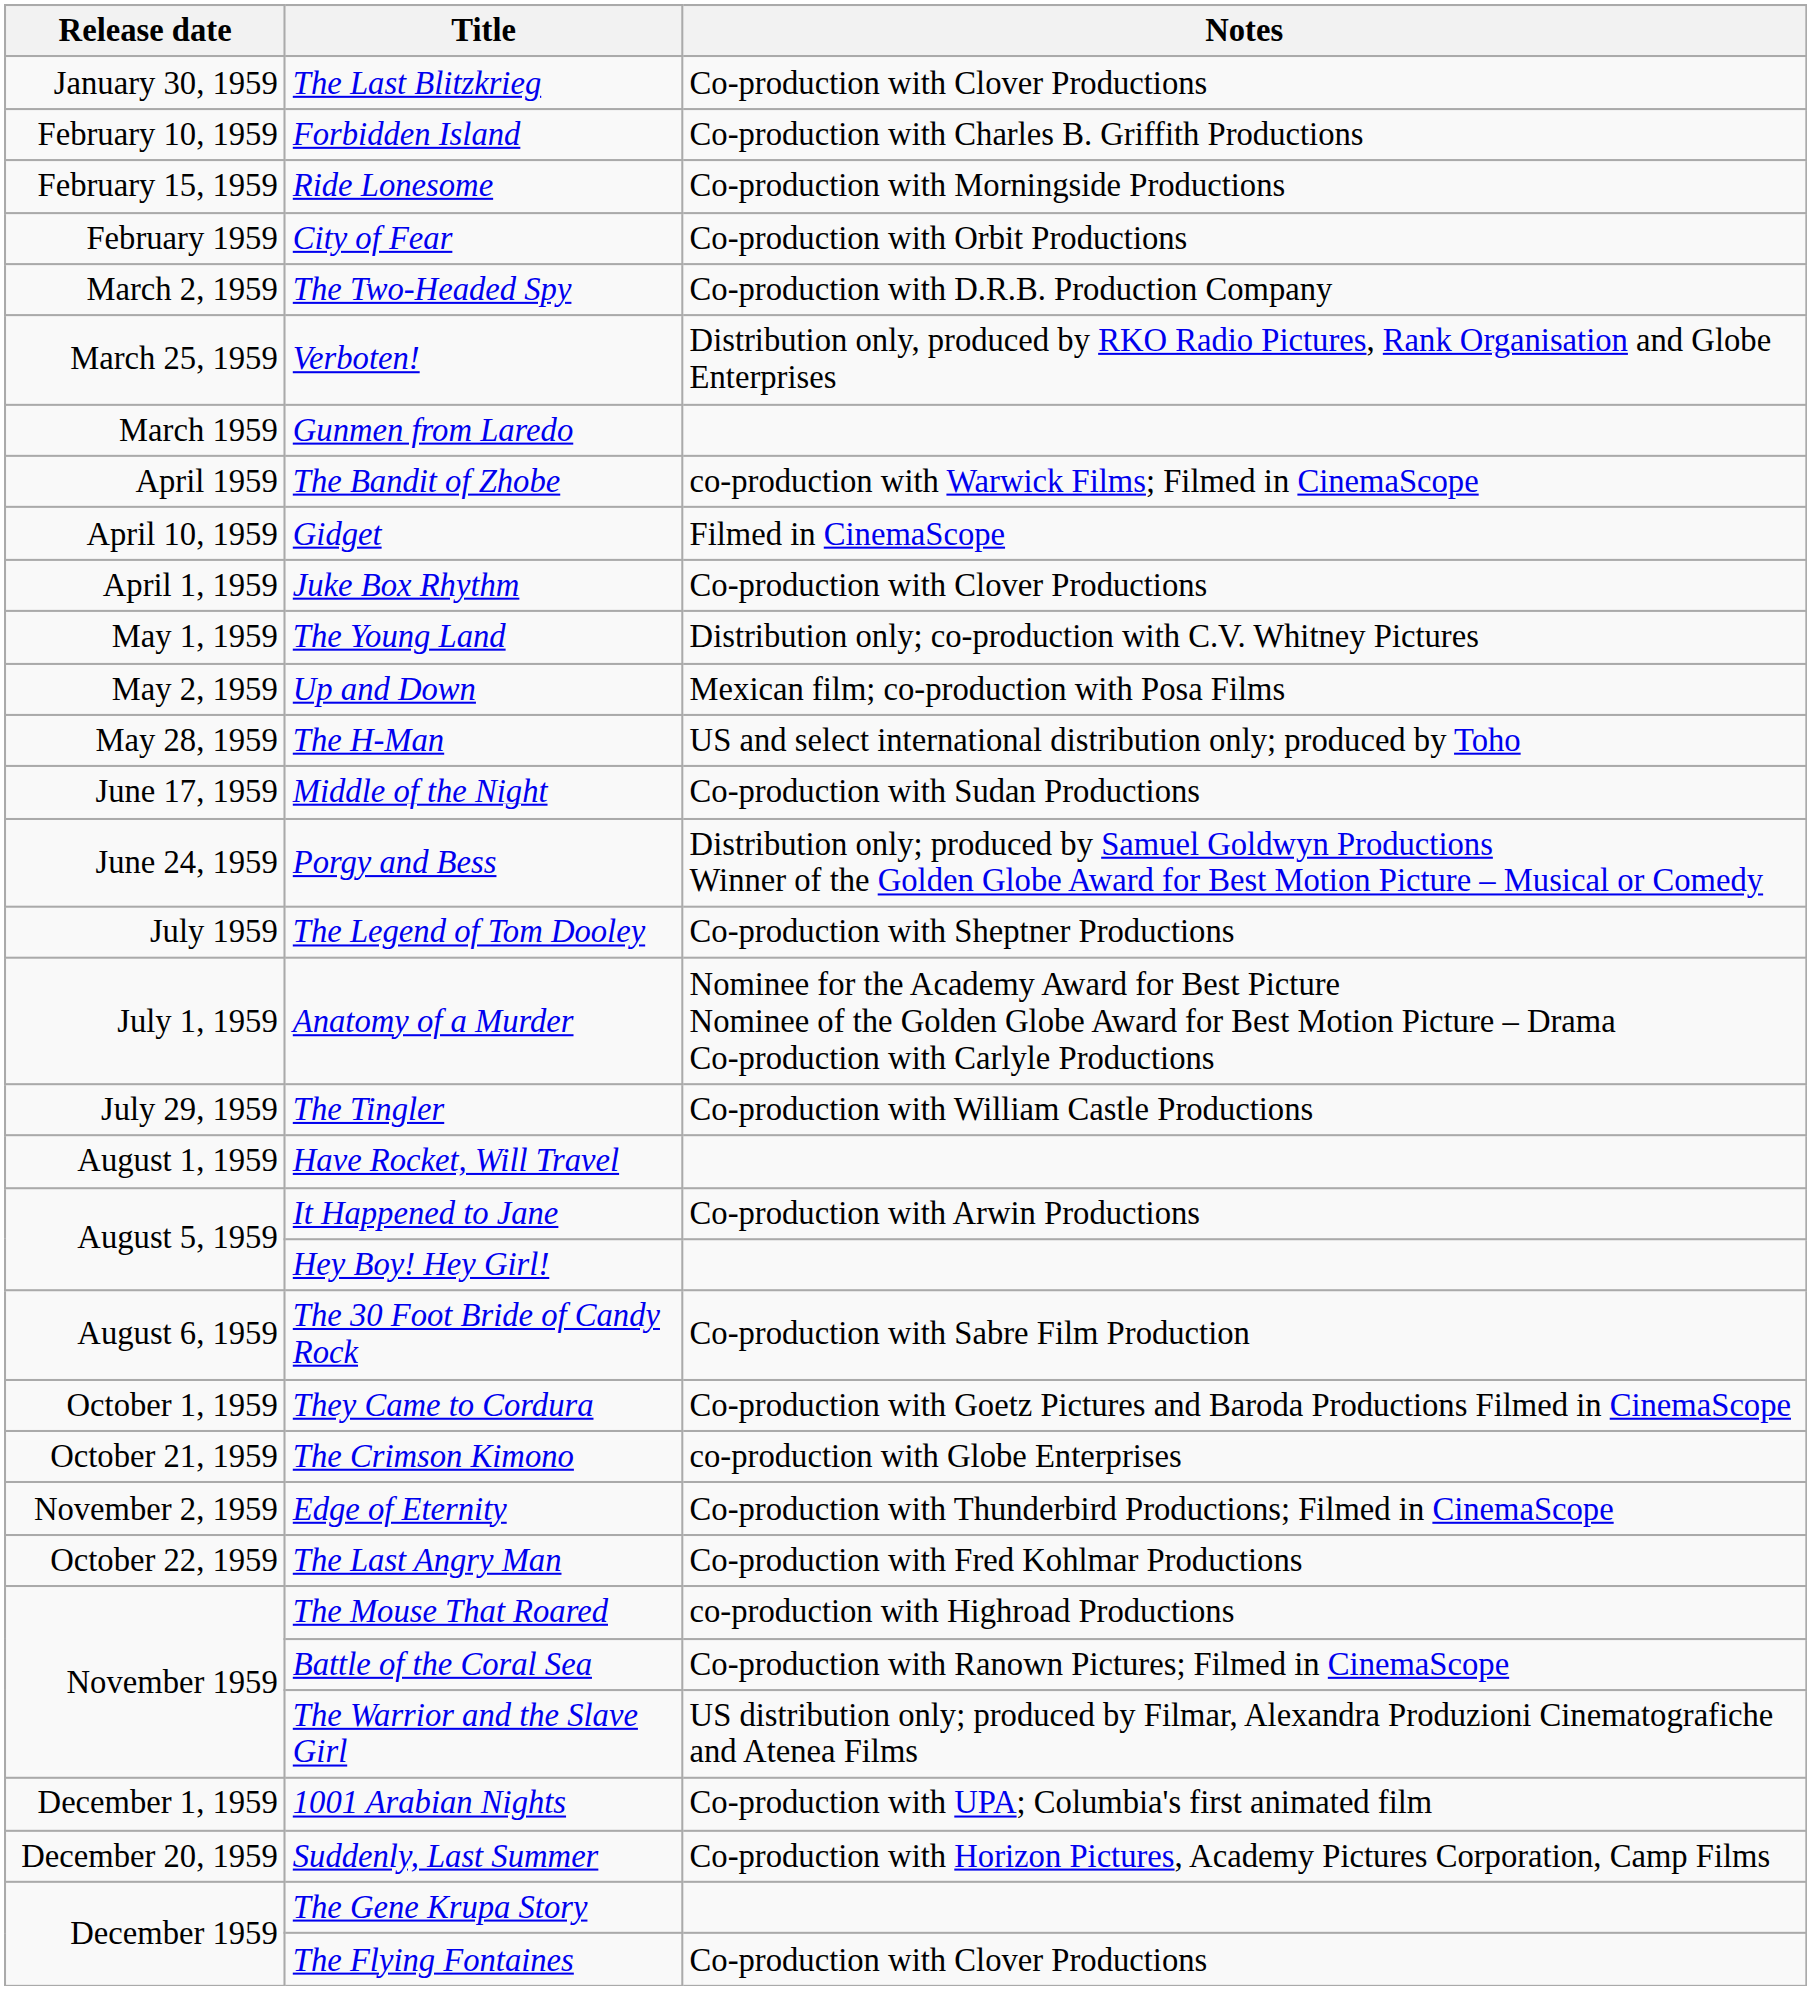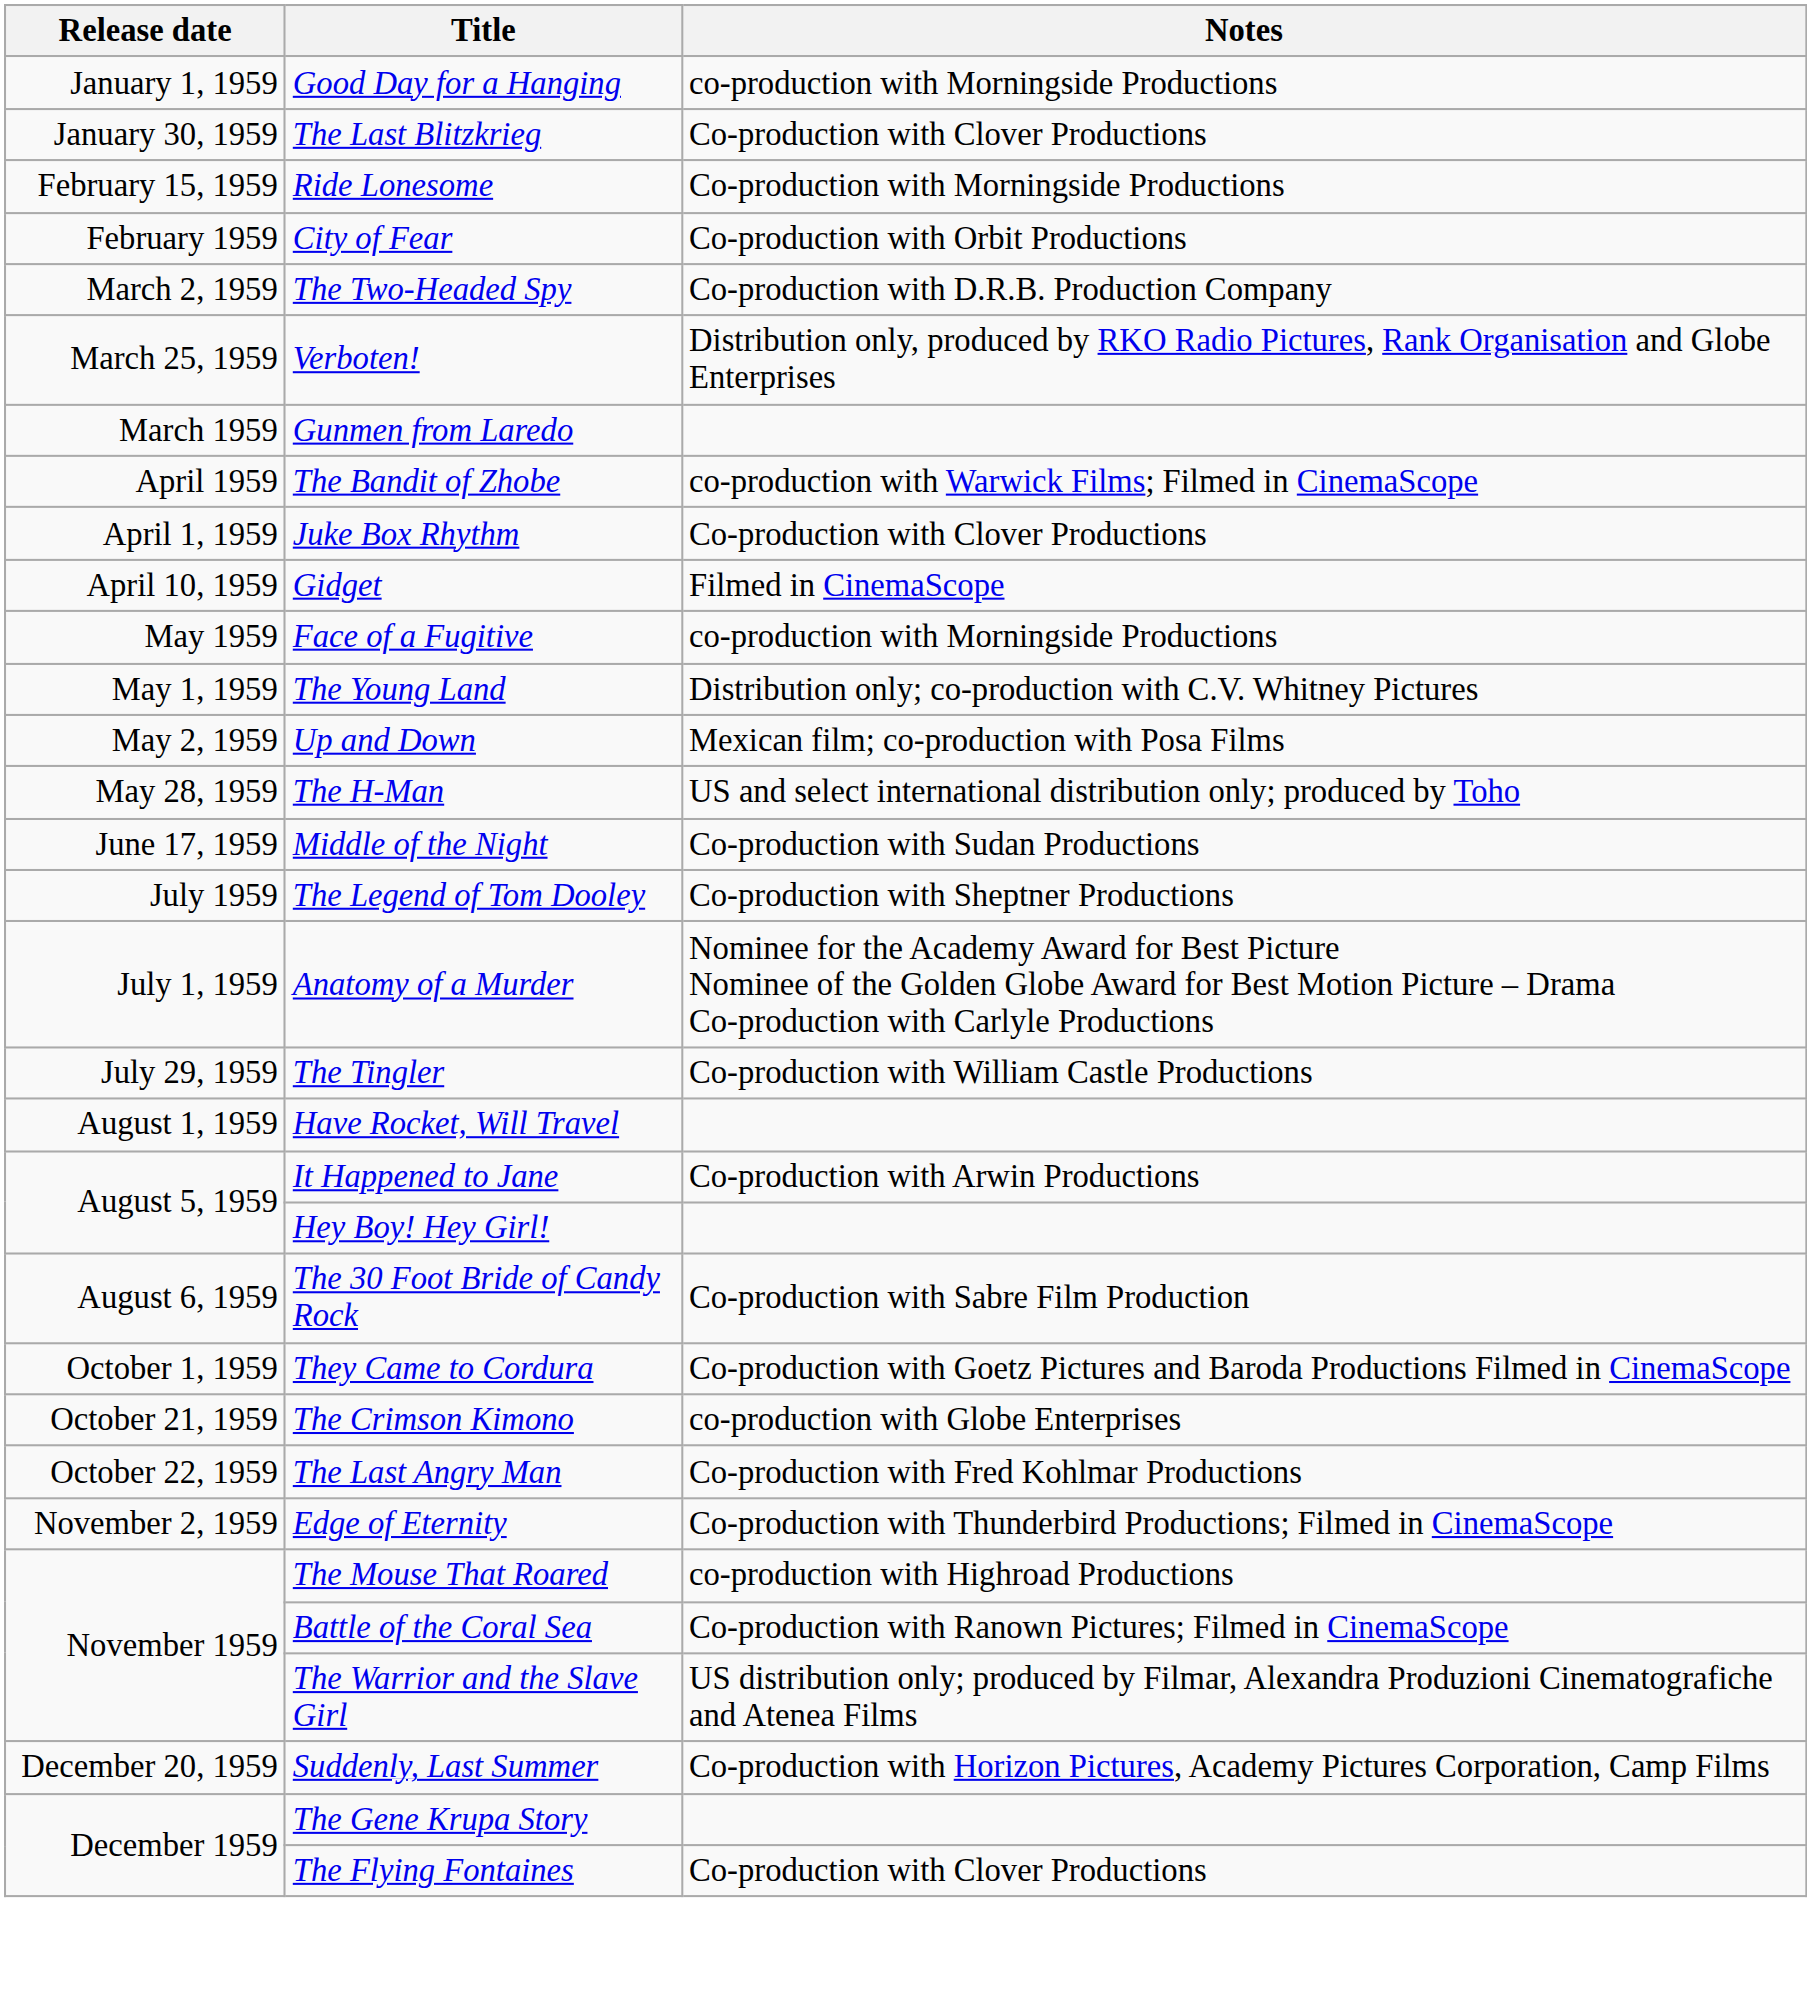+ row: (457, 82)
- row: (407, 133)
rows swapped: (406, 584) <-> (337, 532)
+ row: (413, 636)
- row: (395, 861)
rows swapped: (427, 1559) <-> (400, 1508)
- row: (429, 1803)
